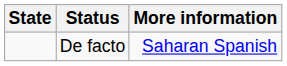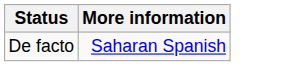- column: (30, 18)
